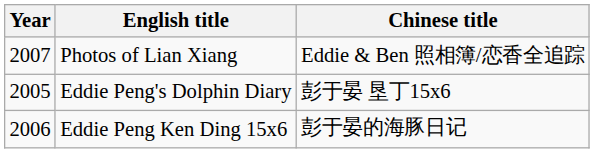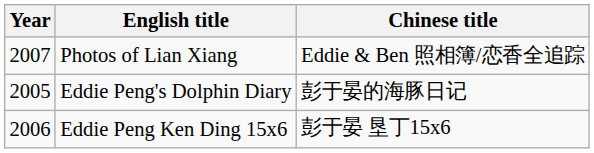(376, 91) 彭于晏 垦丁15x6 -> (384, 91) 彭于晏的海豚日记
(384, 128) 彭于晏的海豚日记 -> (376, 128) 彭于晏 垦丁15x6
